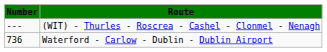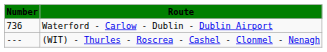rows swapped: (157, 40) <-> (181, 26)
